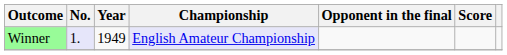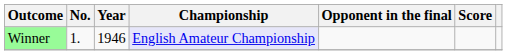(75, 38) lavender background -> (75, 38) no background
(111, 38) 1949 -> (111, 38) 1946
